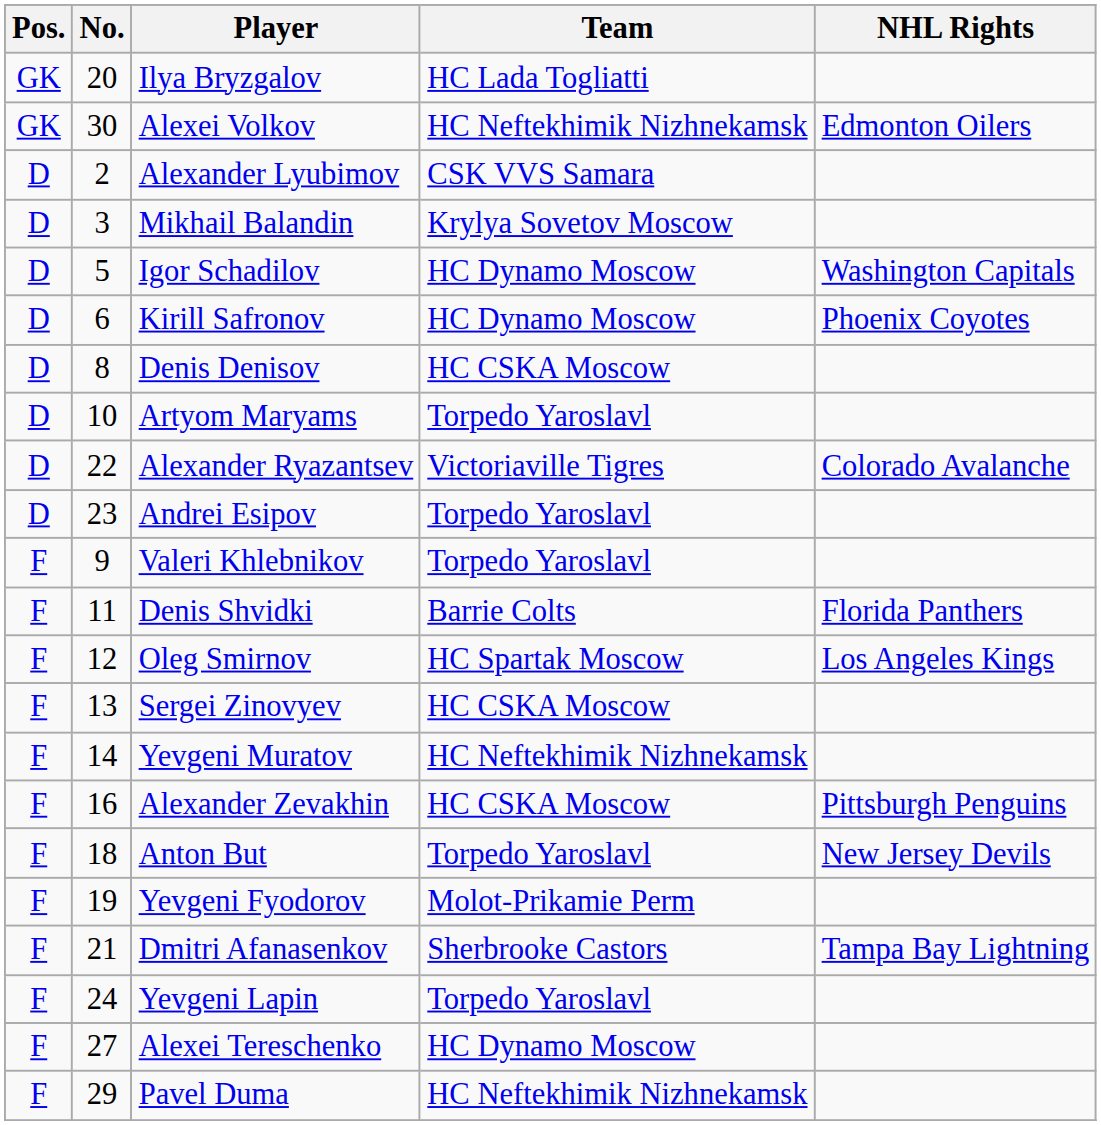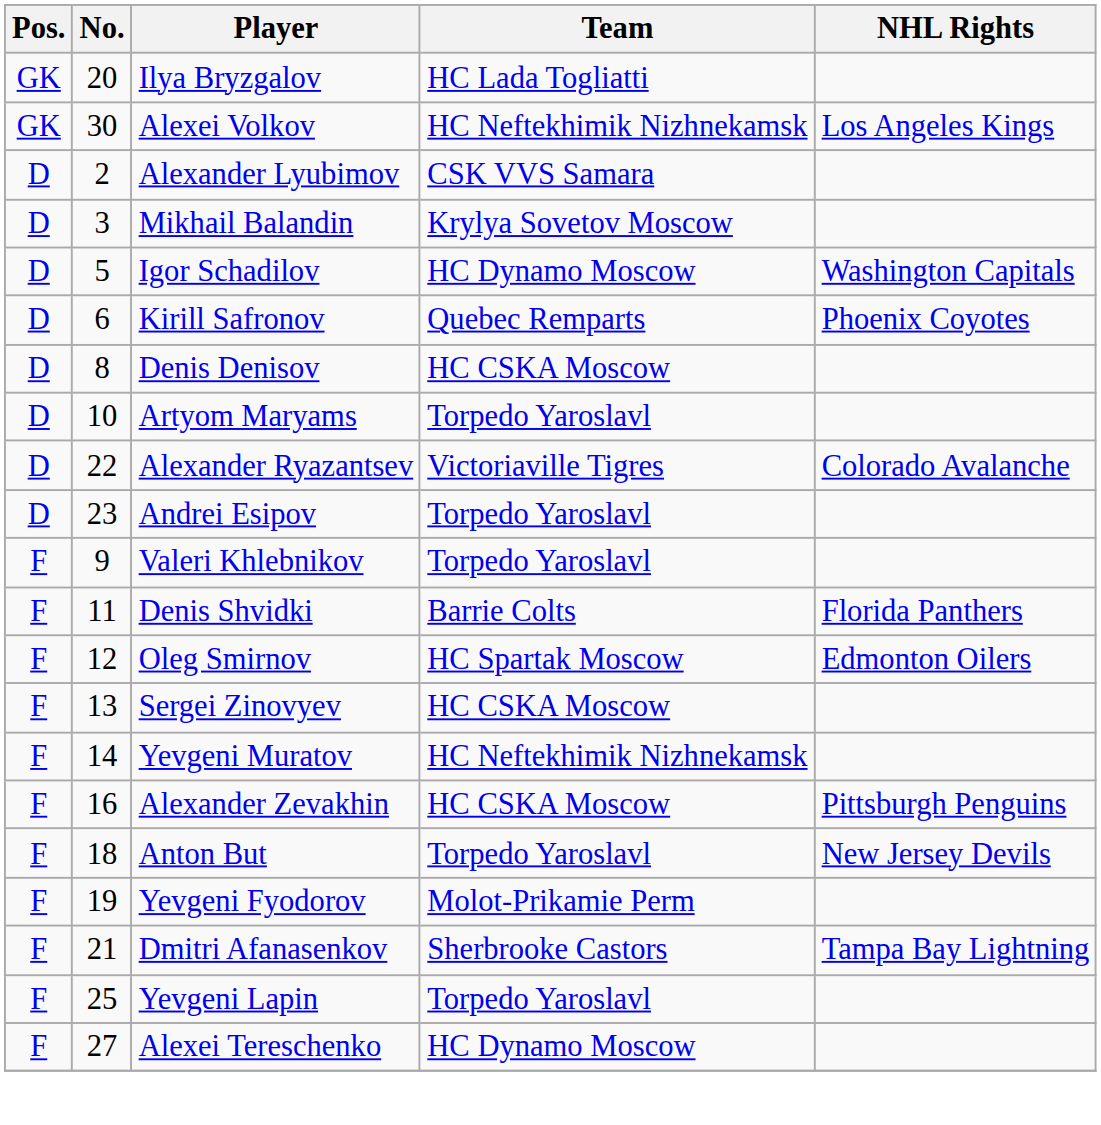(926, 125) Edmonton Oilers -> (938, 125) Los Angeles Kings
(561, 319) HC Dynamo Moscow -> (536, 319) Quebec Remparts
(938, 658) Los Angeles Kings -> (926, 658) Edmonton Oilers
(102, 998) 24 -> (102, 998) 25
- row: (214, 1094)
